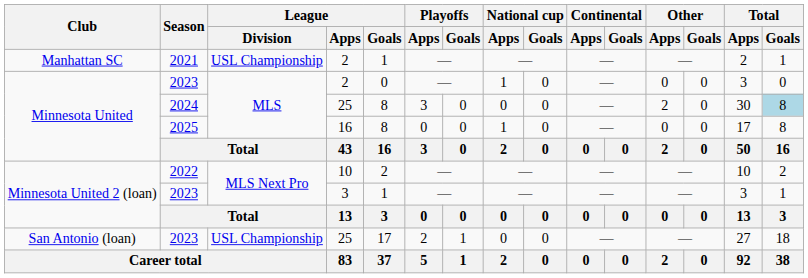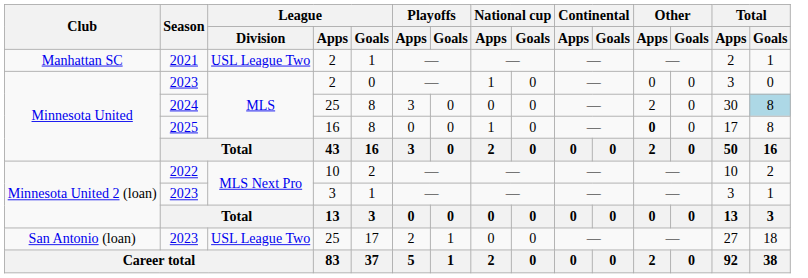(267, 60) USL Championship -> (261, 60) USL League Two
(665, 127) normal -> (652, 127) bold
(267, 238) USL Championship -> (261, 238) USL League Two
